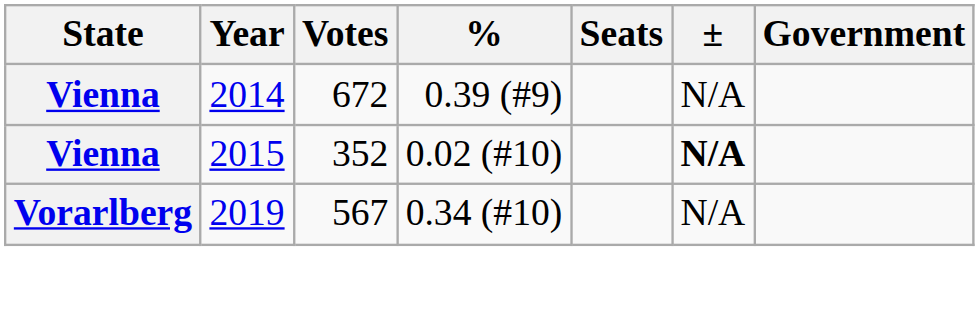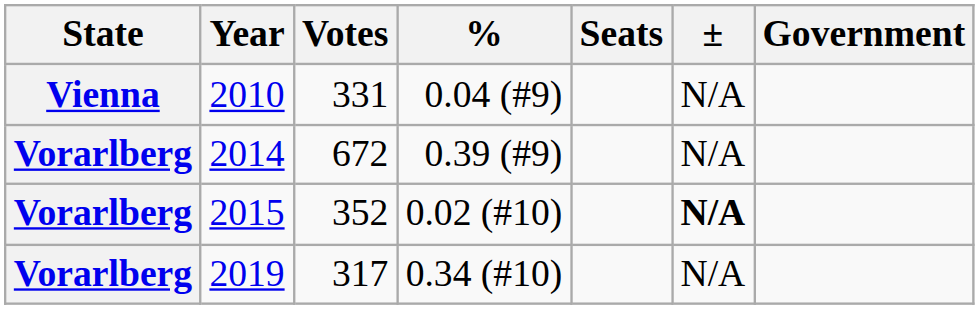+ row: (247, 93)
(103, 93) Vienna -> (103, 153) Vorarlberg
(103, 153) Vienna -> (103, 213) Vorarlberg
(360, 213) 567 -> (360, 272) 317
